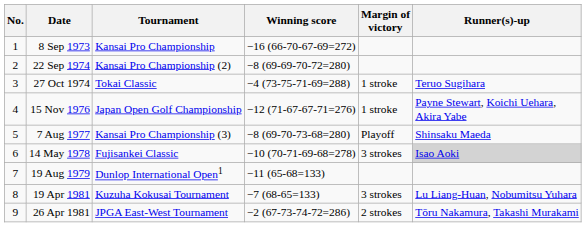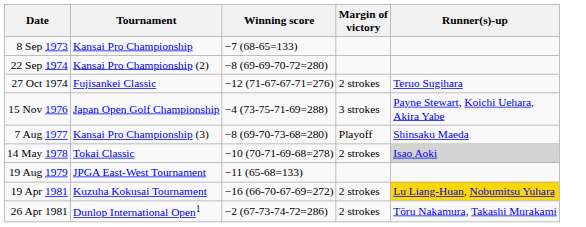- column: (15, 20)
(301, 46) −16 (66-70-67-69=272) -> (261, 46) −7 (68-65=133)
(126, 83) Tokai Classic -> (115, 83) Fujisankei Classic
(298, 83) −4 (73-75-71-69=288) -> (279, 83) −12 (71-67-67-71=276)
(379, 83) 1 stroke -> (359, 83) 2 strokes
(301, 109) −12 (71-67-67-71=276) -> (276, 109) −4 (73-75-71-69=288)
(379, 109) 1 stroke -> (359, 109) 3 strokes
(137, 153) Fujisankei Classic -> (104, 153) Tokai Classic
(381, 153) 3 strokes -> (359, 153) 2 strokes
(159, 173) Dunlop International Open1 -> (139, 172) JPGA East-West Tournament
(283, 193) −7 (68-65=133) -> (279, 191) −16 (66-70-67-69=272)
(381, 193) 3 strokes -> (359, 191) 2 strokes
(496, 193) no background -> (474, 191) gold background
(162, 212) JPGA East-West Tournament -> (137, 211) Dunlop International Open1
